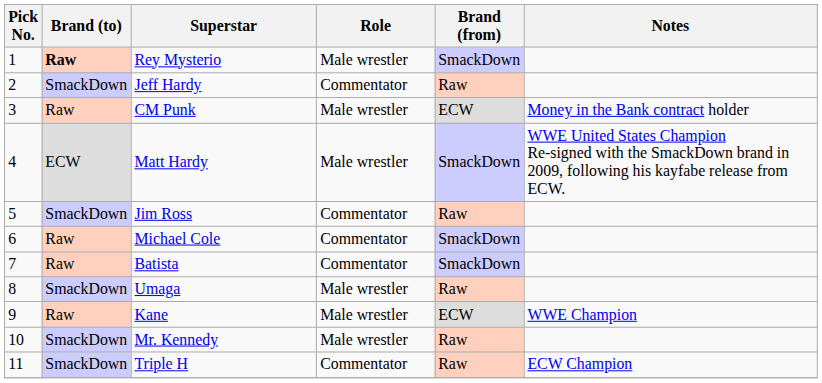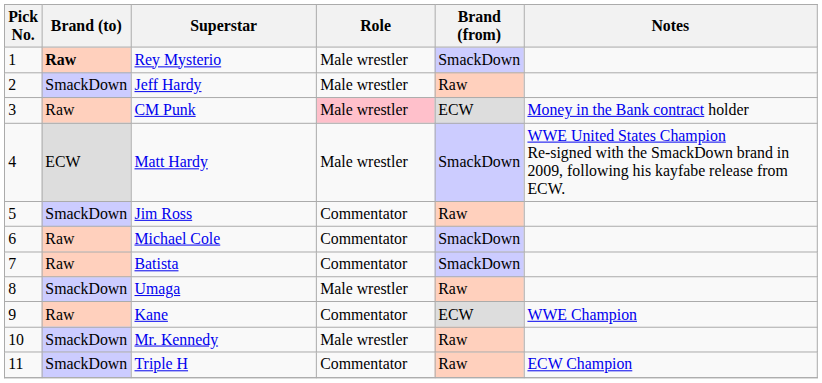(364, 85) Commentator -> (364, 85) Male wrestler
(364, 110) no background -> (364, 110) pink background
(364, 314) Male wrestler -> (364, 314) Commentator
